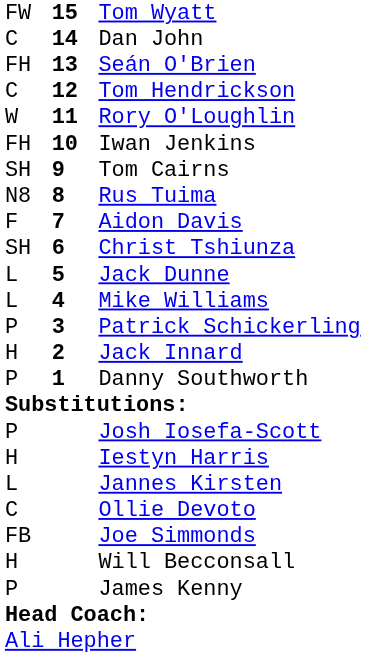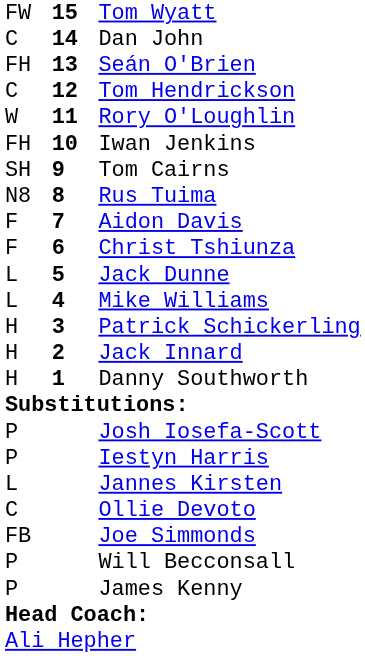(18, 249) SH -> (11, 249) F
(11, 327) P -> (11, 327) H
(11, 380) P -> (11, 380) H
(11, 458) H -> (11, 458) P
(11, 563) H -> (11, 563) P
